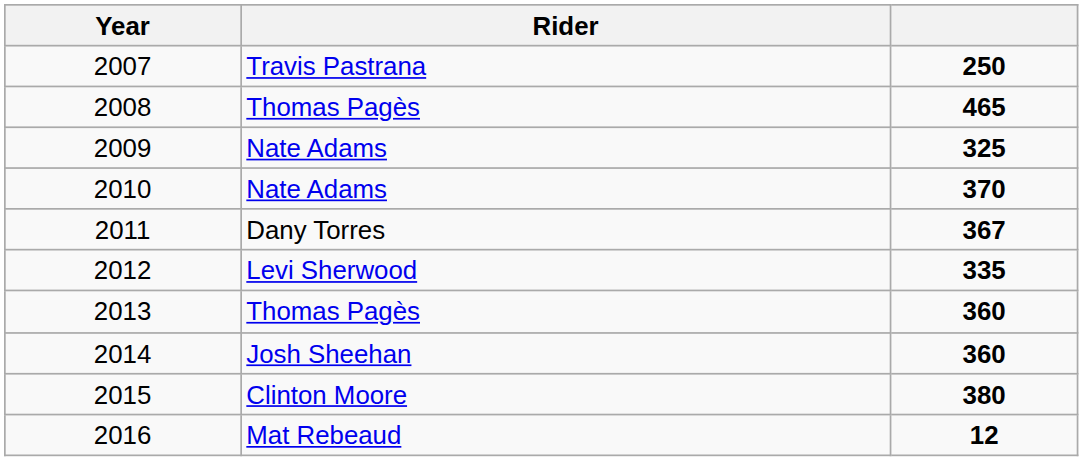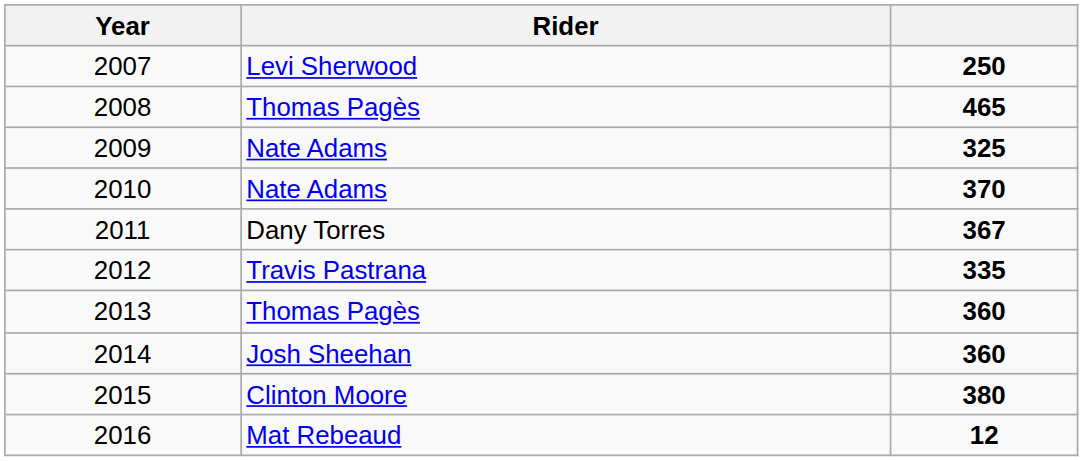(336, 66) Travis Pastrana -> (332, 66) Levi Sherwood
(332, 271) Levi Sherwood -> (336, 271) Travis Pastrana
